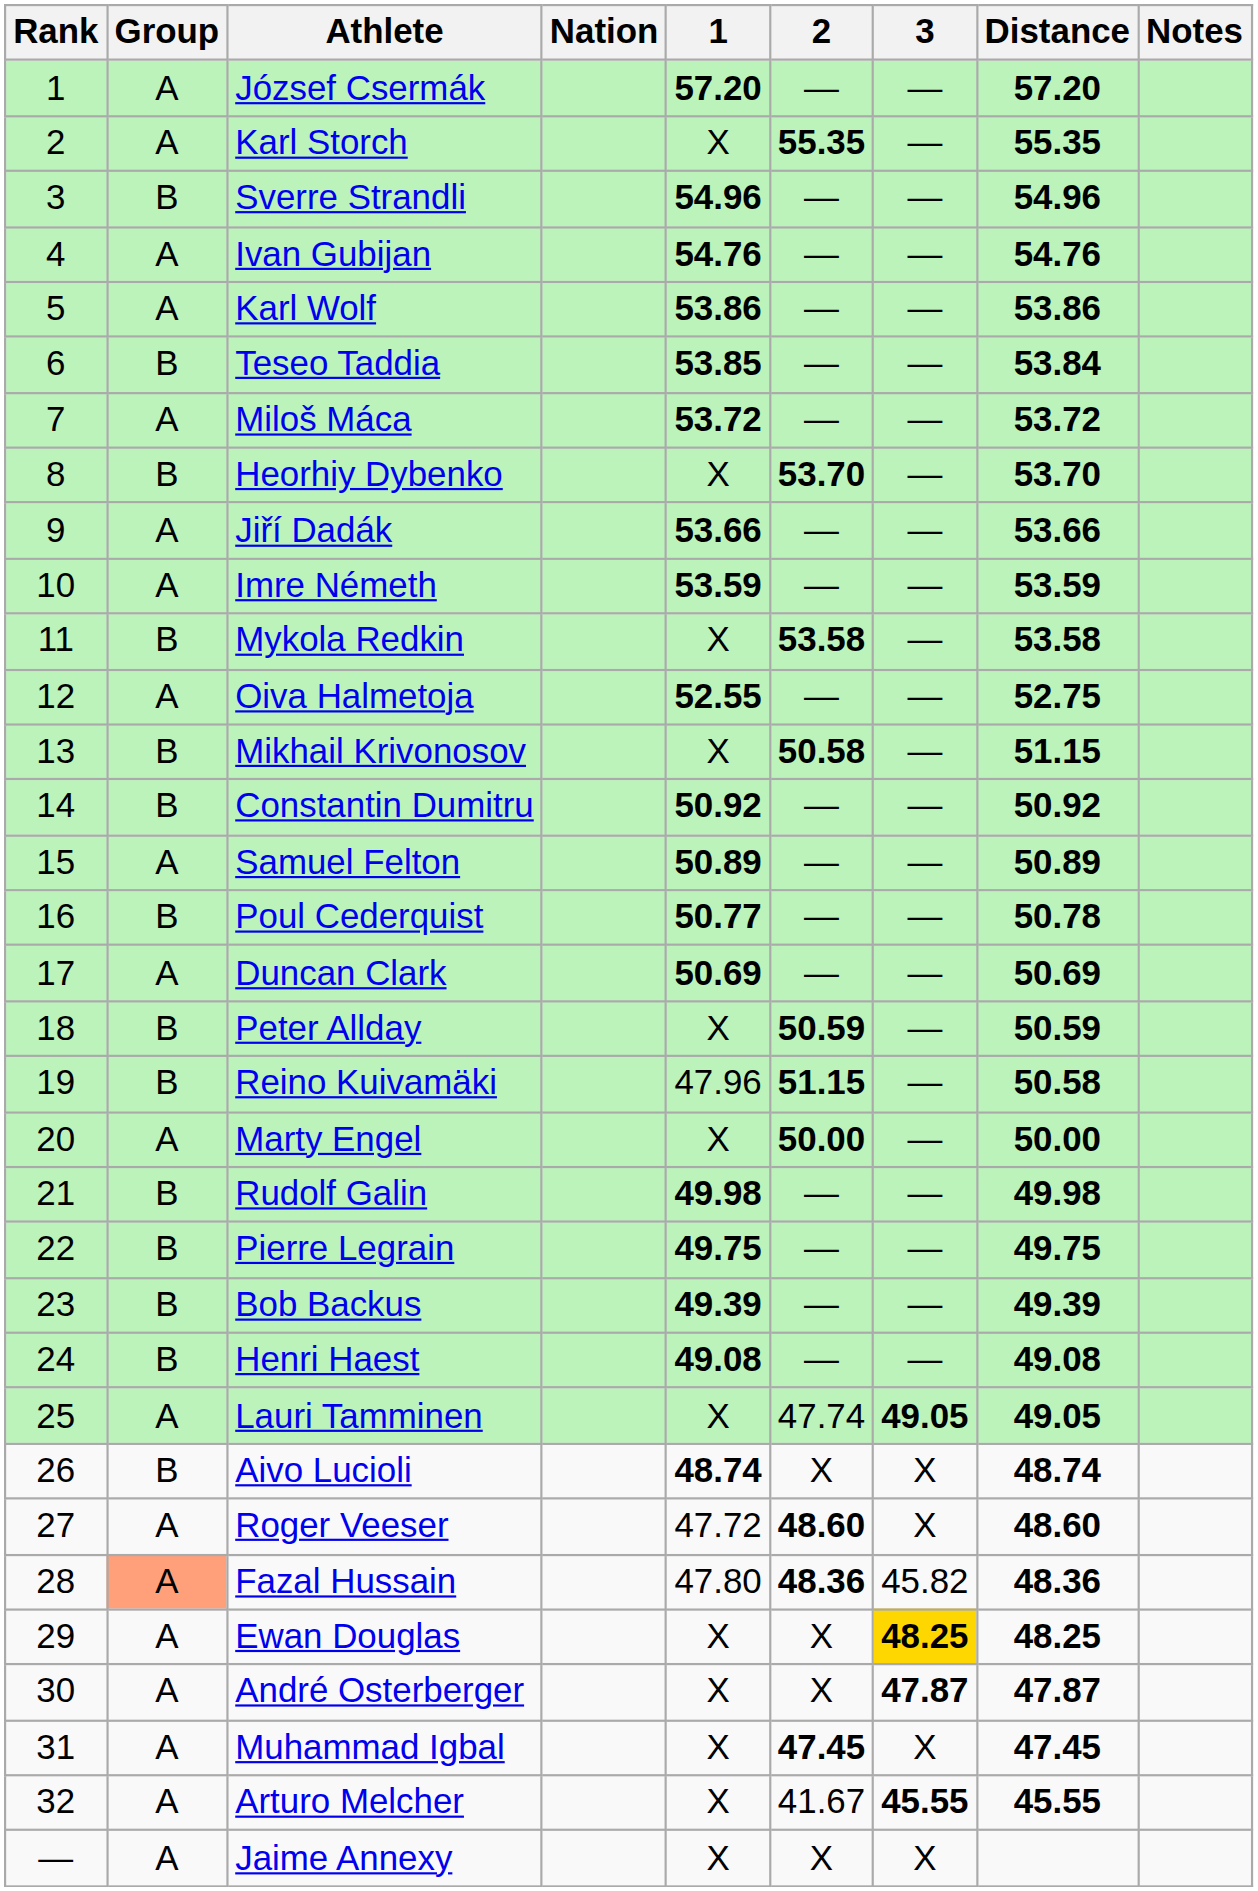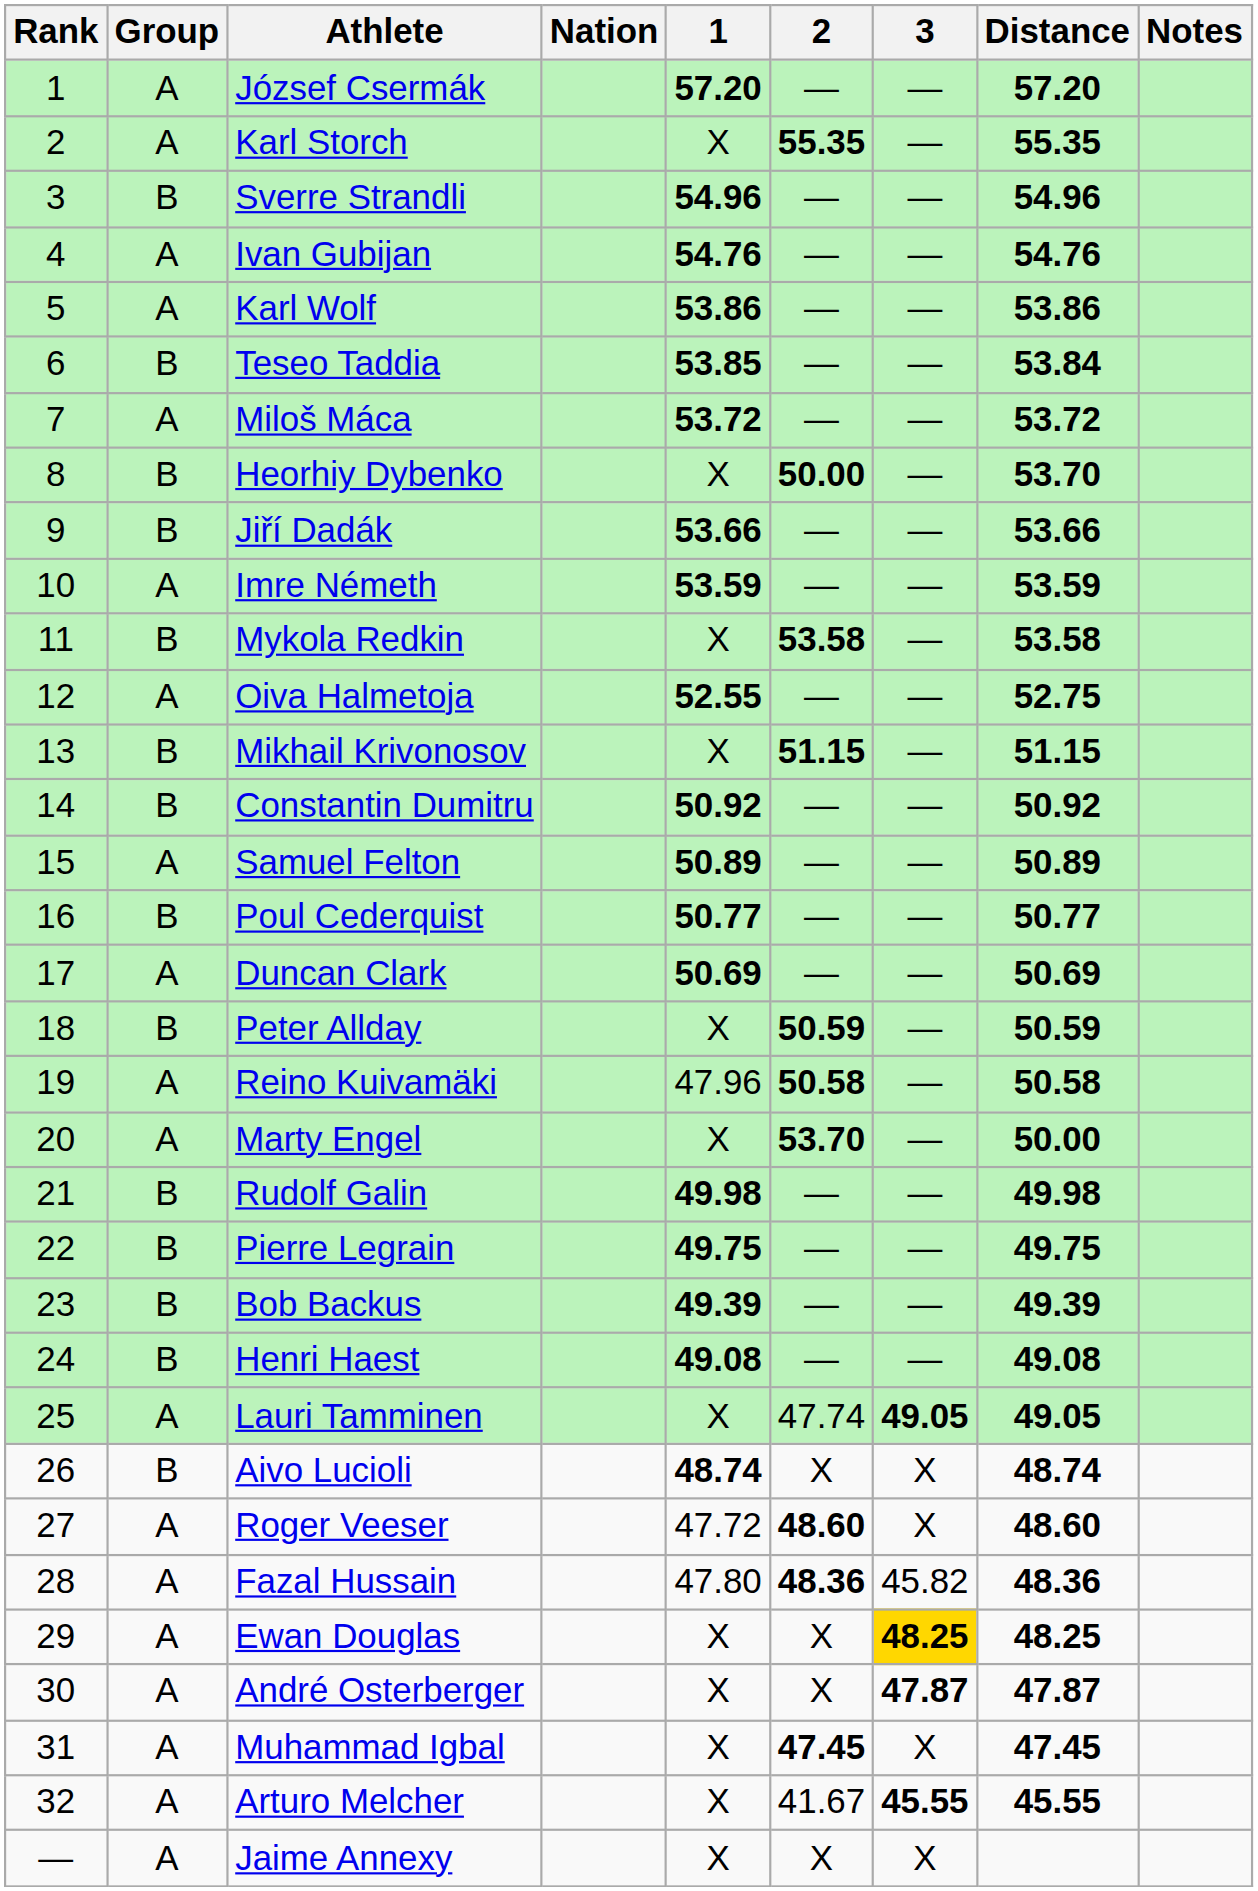(821, 474) 53.70 -> (821, 474) 50.00
(167, 530) A -> (167, 530) B
(821, 751) 50.58 -> (821, 751) 51.15
(1057, 917) 50.78 -> (1057, 917) 50.77
(167, 1083) B -> (167, 1083) A
(821, 1083) 51.15 -> (821, 1083) 50.58
(821, 1138) 50.00 -> (821, 1138) 53.70
(167, 1581) lightsalmon background -> (167, 1581) no background
